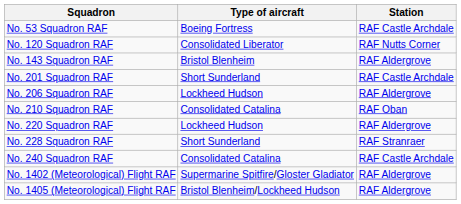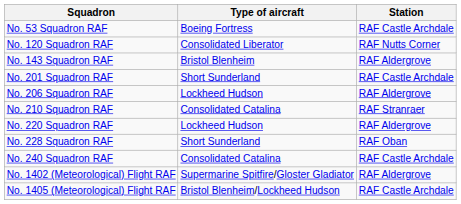(383, 110) RAF Oban -> (392, 110) RAF Stranraer
(392, 142) RAF Stranraer -> (383, 142) RAF Oban
(395, 191) RAF Aldergrove -> (406, 191) RAF Castle Archdale
